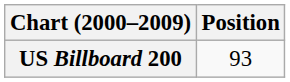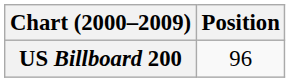(241, 58) 93 -> (241, 58) 96
